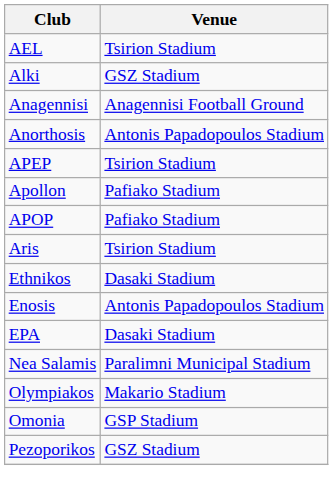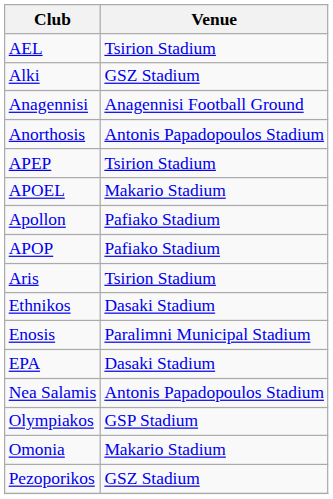+ row: (37, 191)
(214, 306) Antonis Papadopoulos Stadium -> (207, 335) Paralimni Municipal Stadium
(207, 364) Paralimni Municipal Stadium -> (214, 392) Antonis Papadopoulos Stadium
(165, 392) Makario Stadium -> (151, 421) GSP Stadium
(151, 421) GSP Stadium -> (165, 450) Makario Stadium
